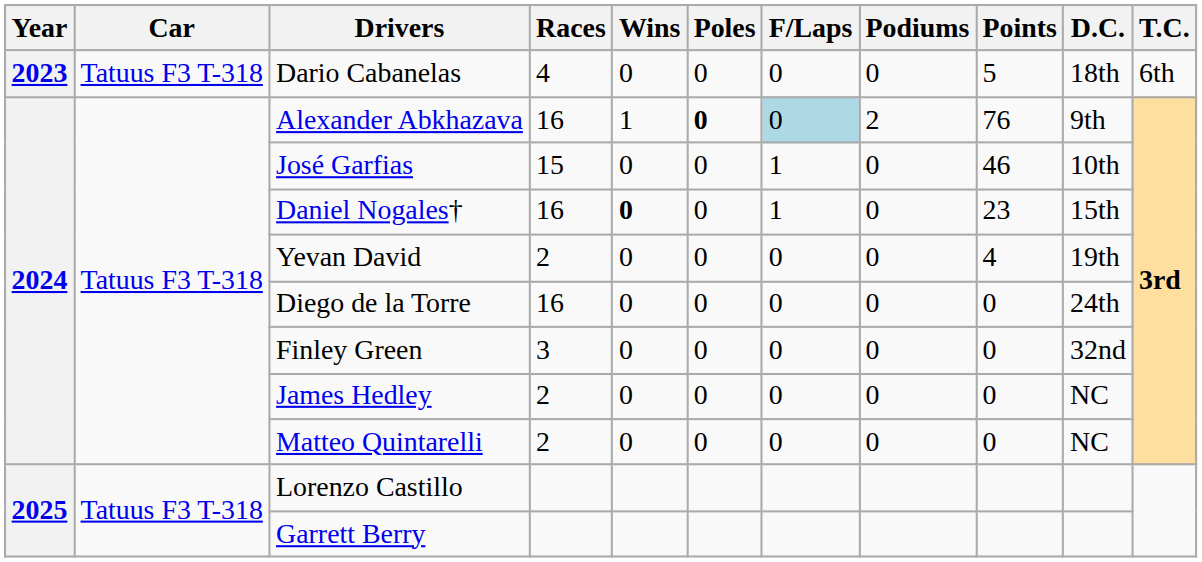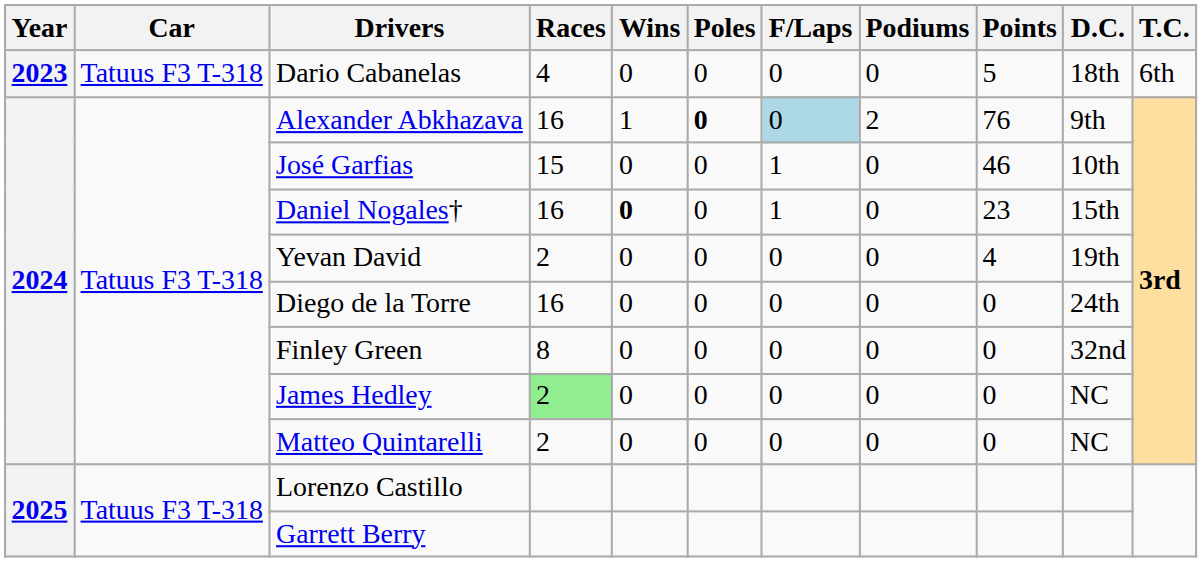(543, 349) 3 -> (543, 349) 8
(543, 395) no background -> (543, 395) lightgreen background
